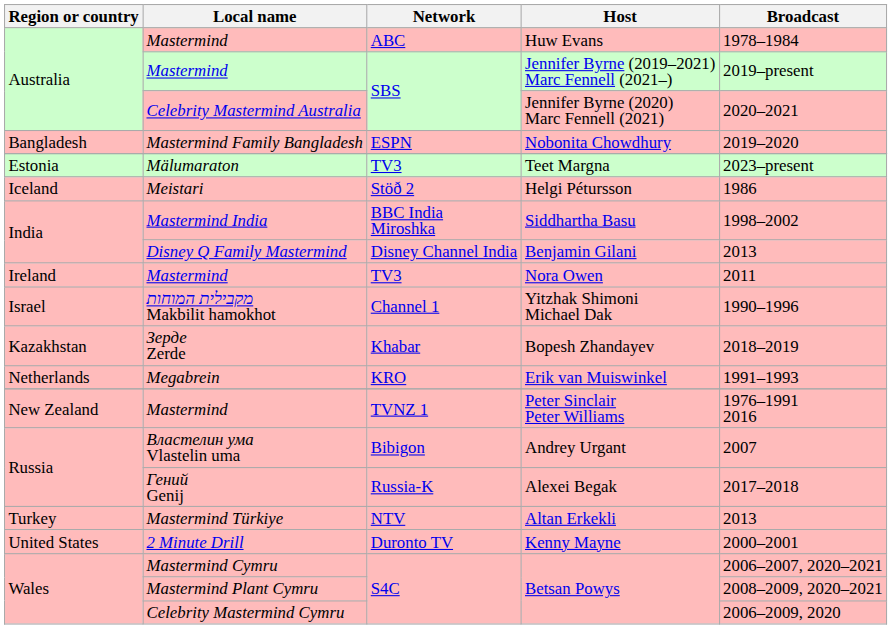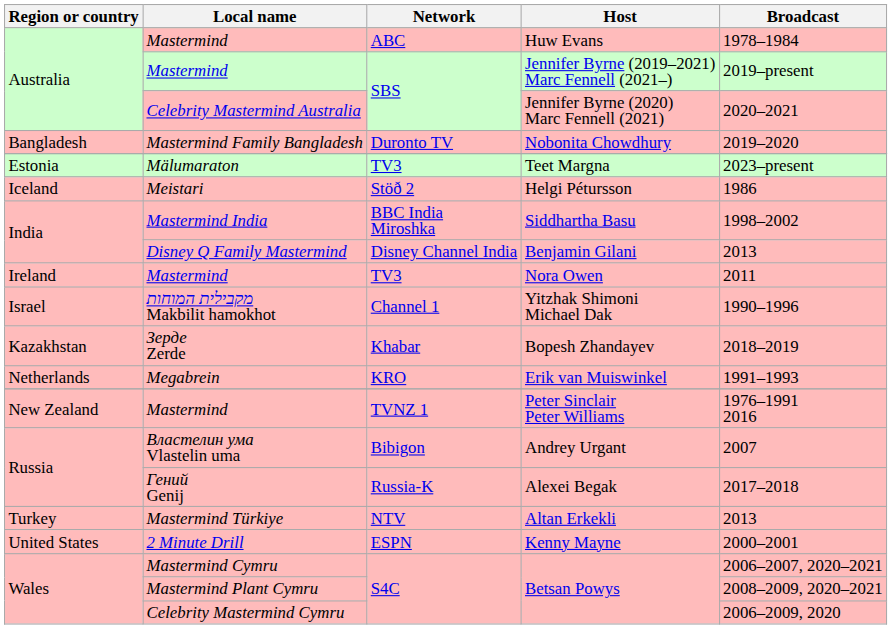(391, 142) ESPN -> (412, 142) Duronto TV
(412, 542) Duronto TV -> (391, 542) ESPN
